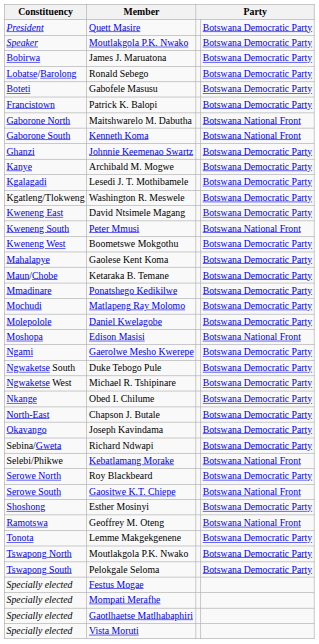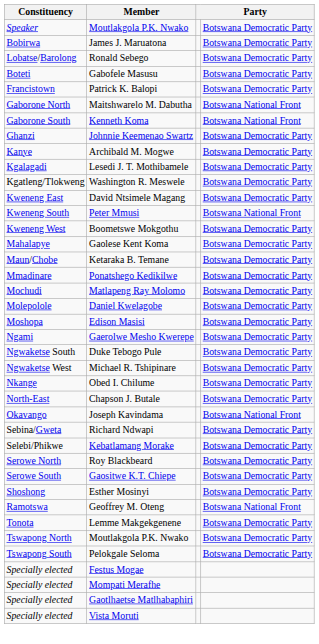- row: (25, 27)
(252, 337) Botswana National Front -> (257, 321) Botswana Democratic Party
(257, 430) Botswana Democratic Party -> (252, 414) Botswana National Front
(252, 461) Botswana National Front -> (257, 445) Botswana Democratic Party
(252, 492) Botswana National Front -> (257, 476) Botswana Democratic Party
